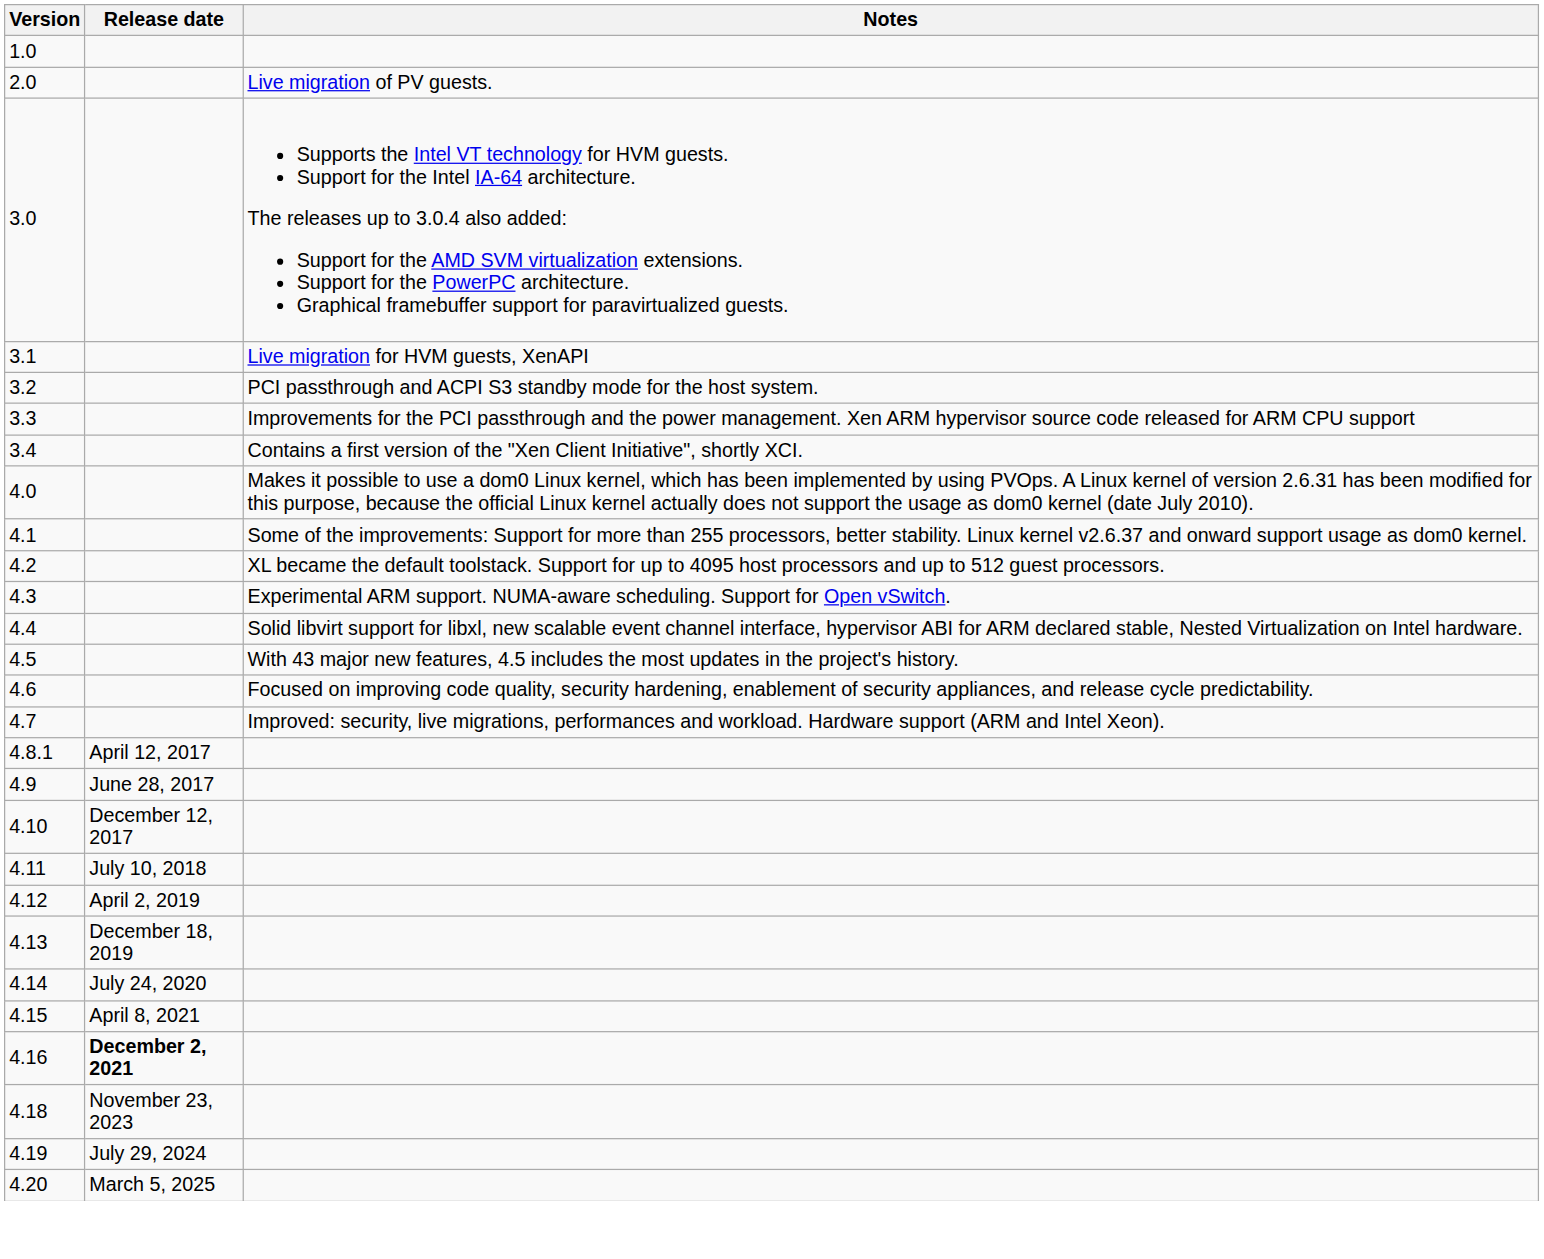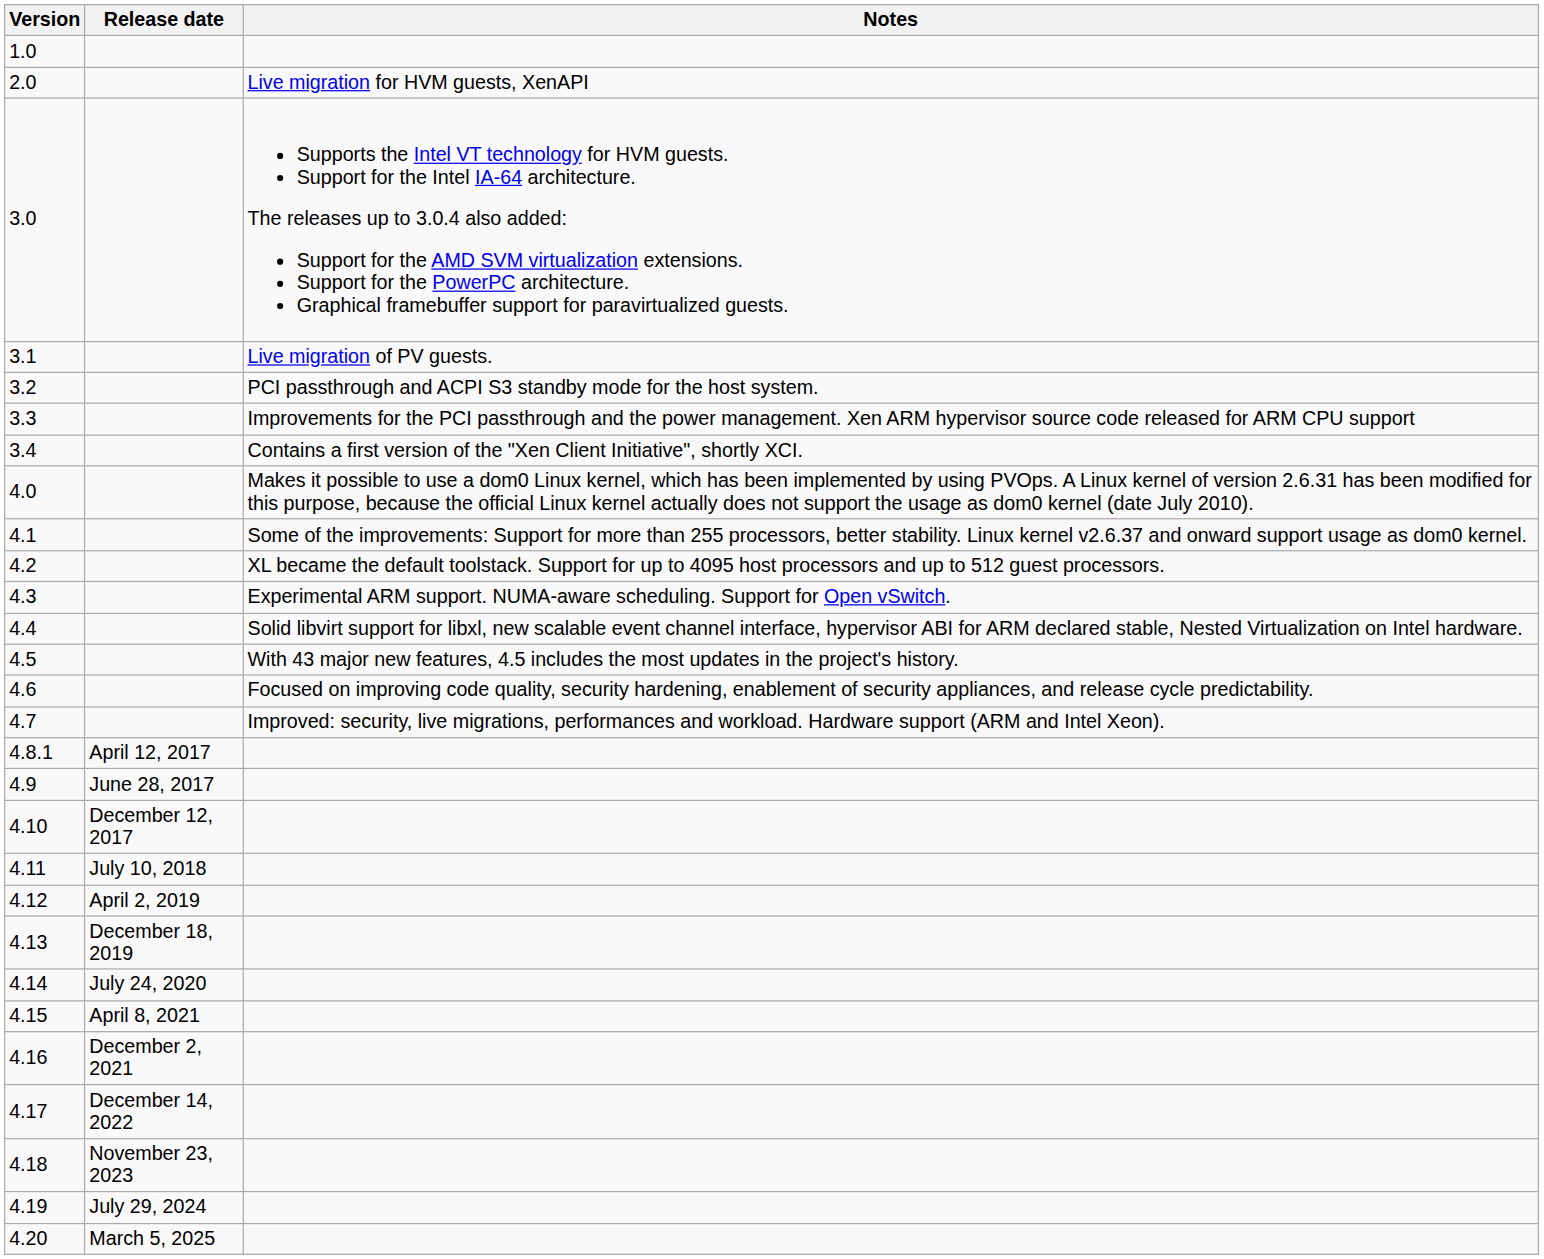(370, 82) Live migration of PV guests. -> (418, 82) Live migration for HVM guests, XenAPI
(418, 356) Live migration for HVM guests, XenAPI -> (370, 356) Live migration of PV guests.
(148, 1058) bold -> (146, 1058) normal
+ row: (28, 1111)
